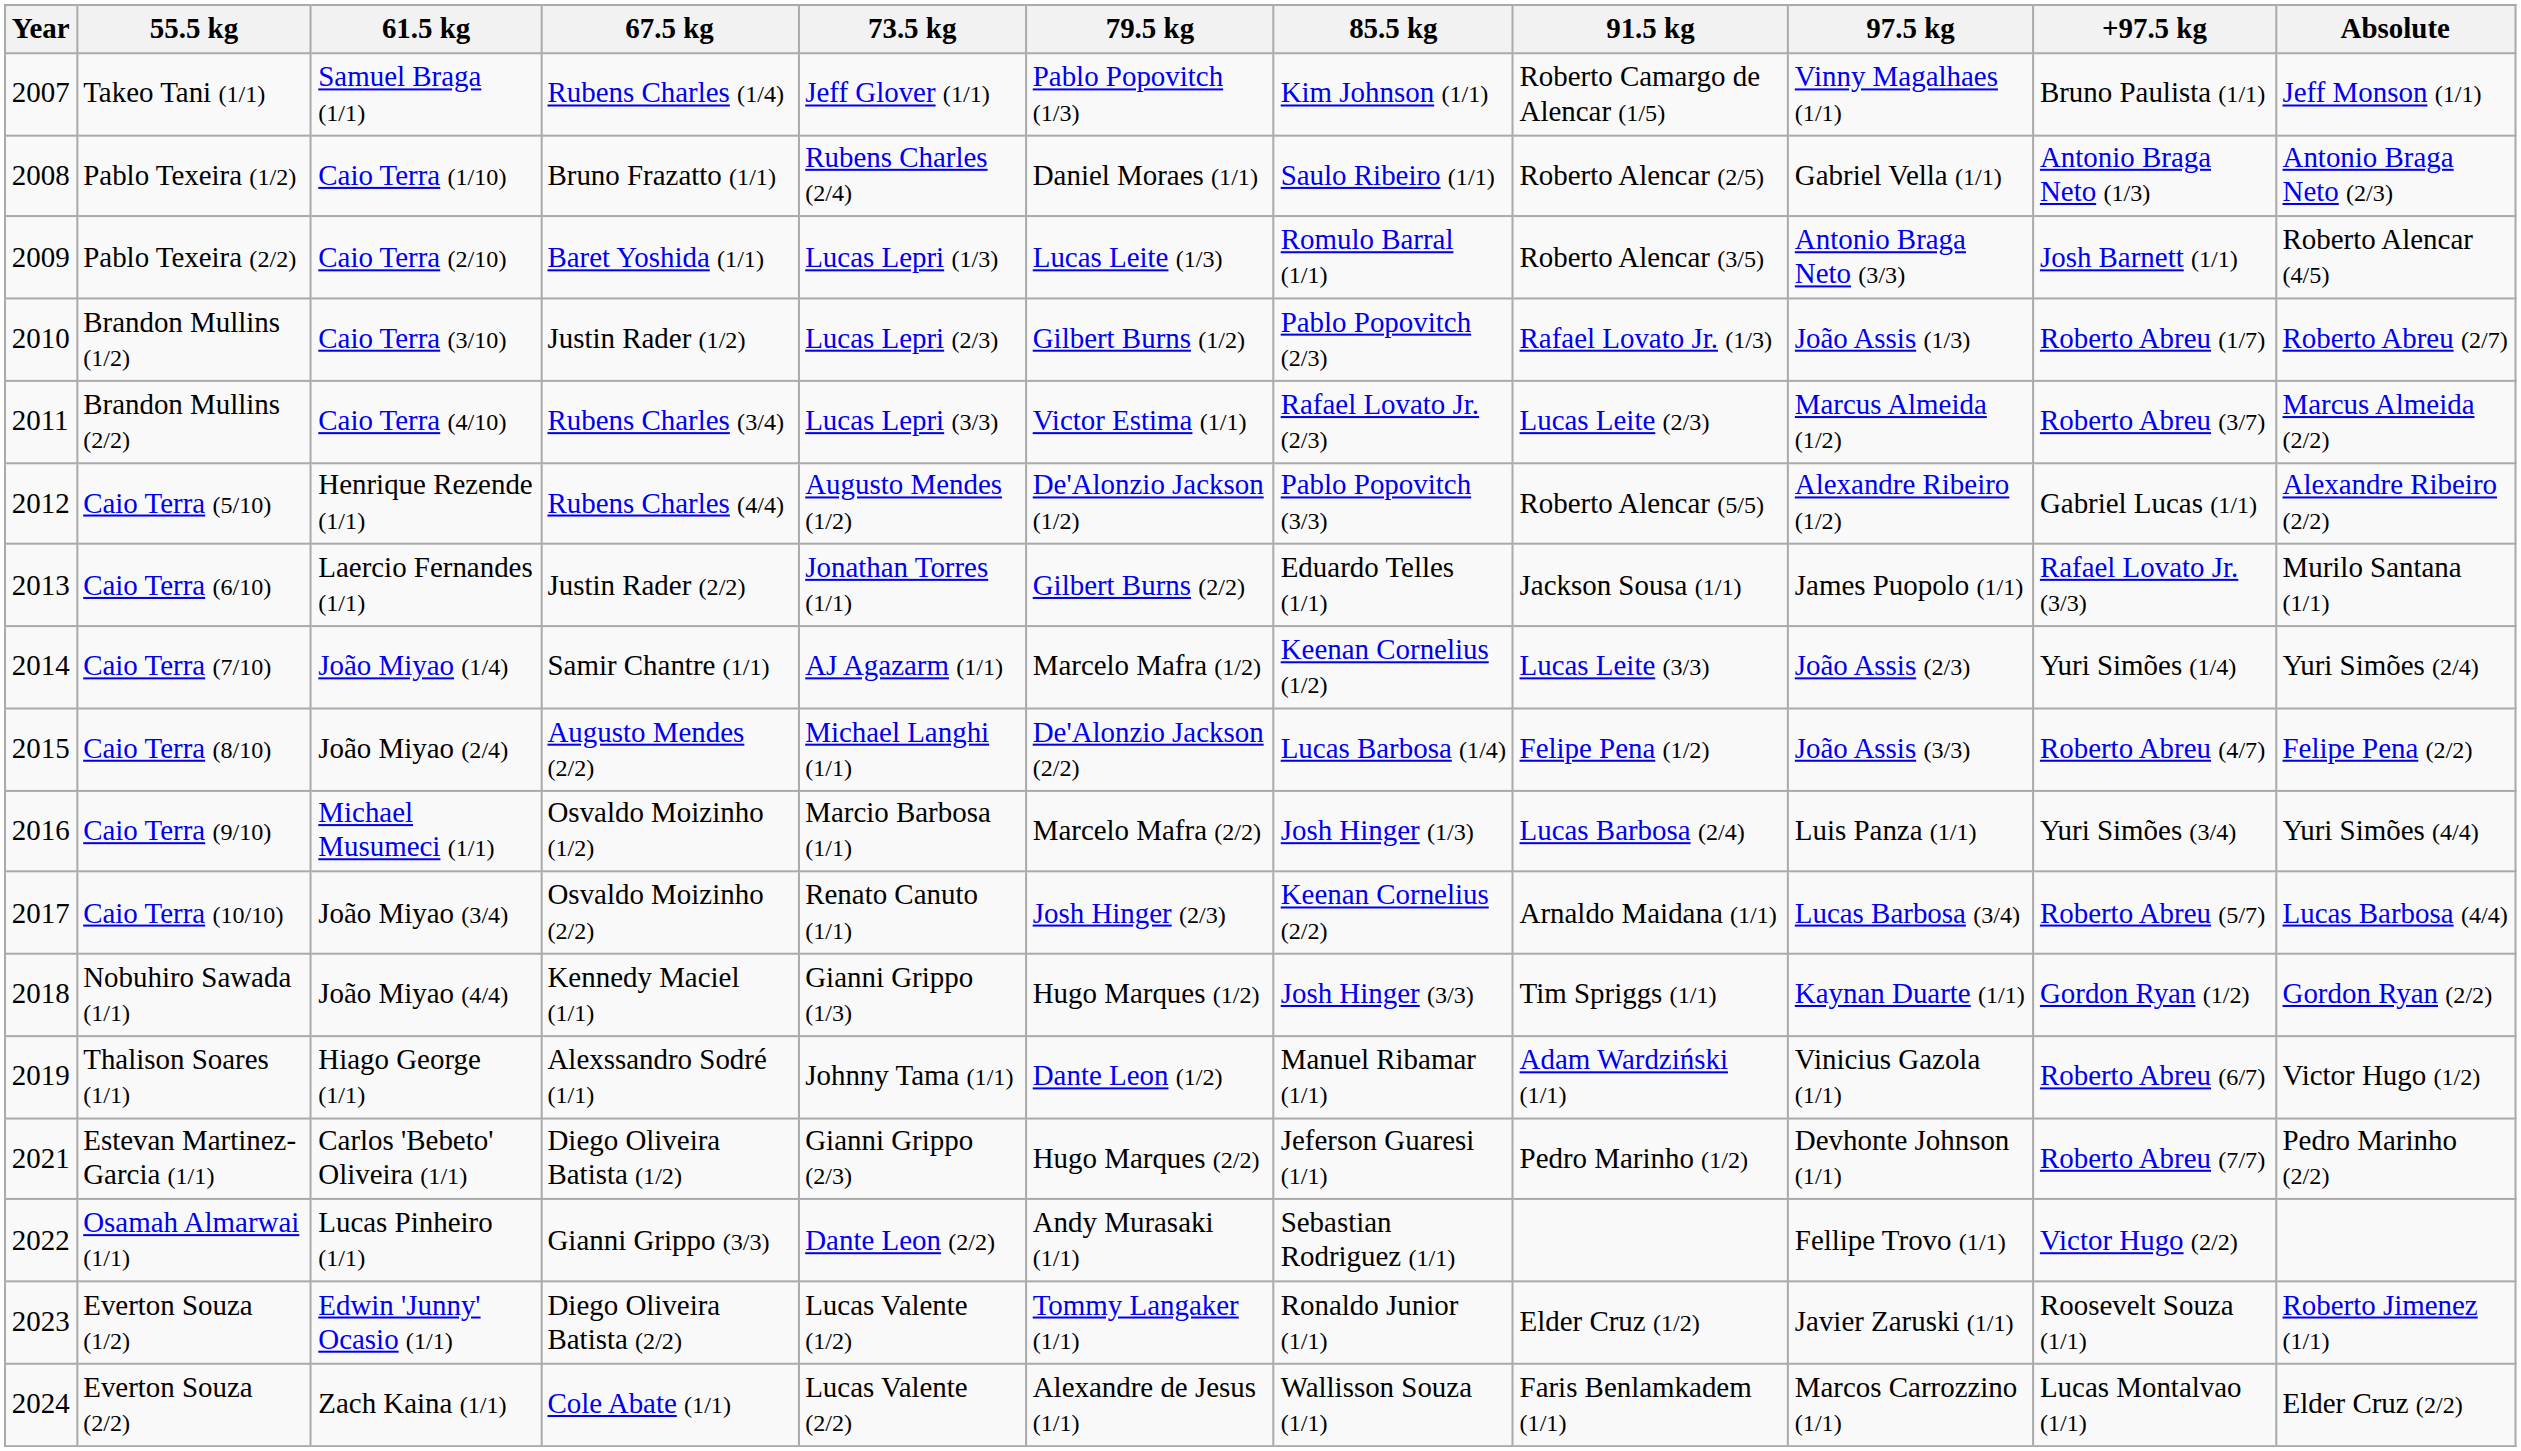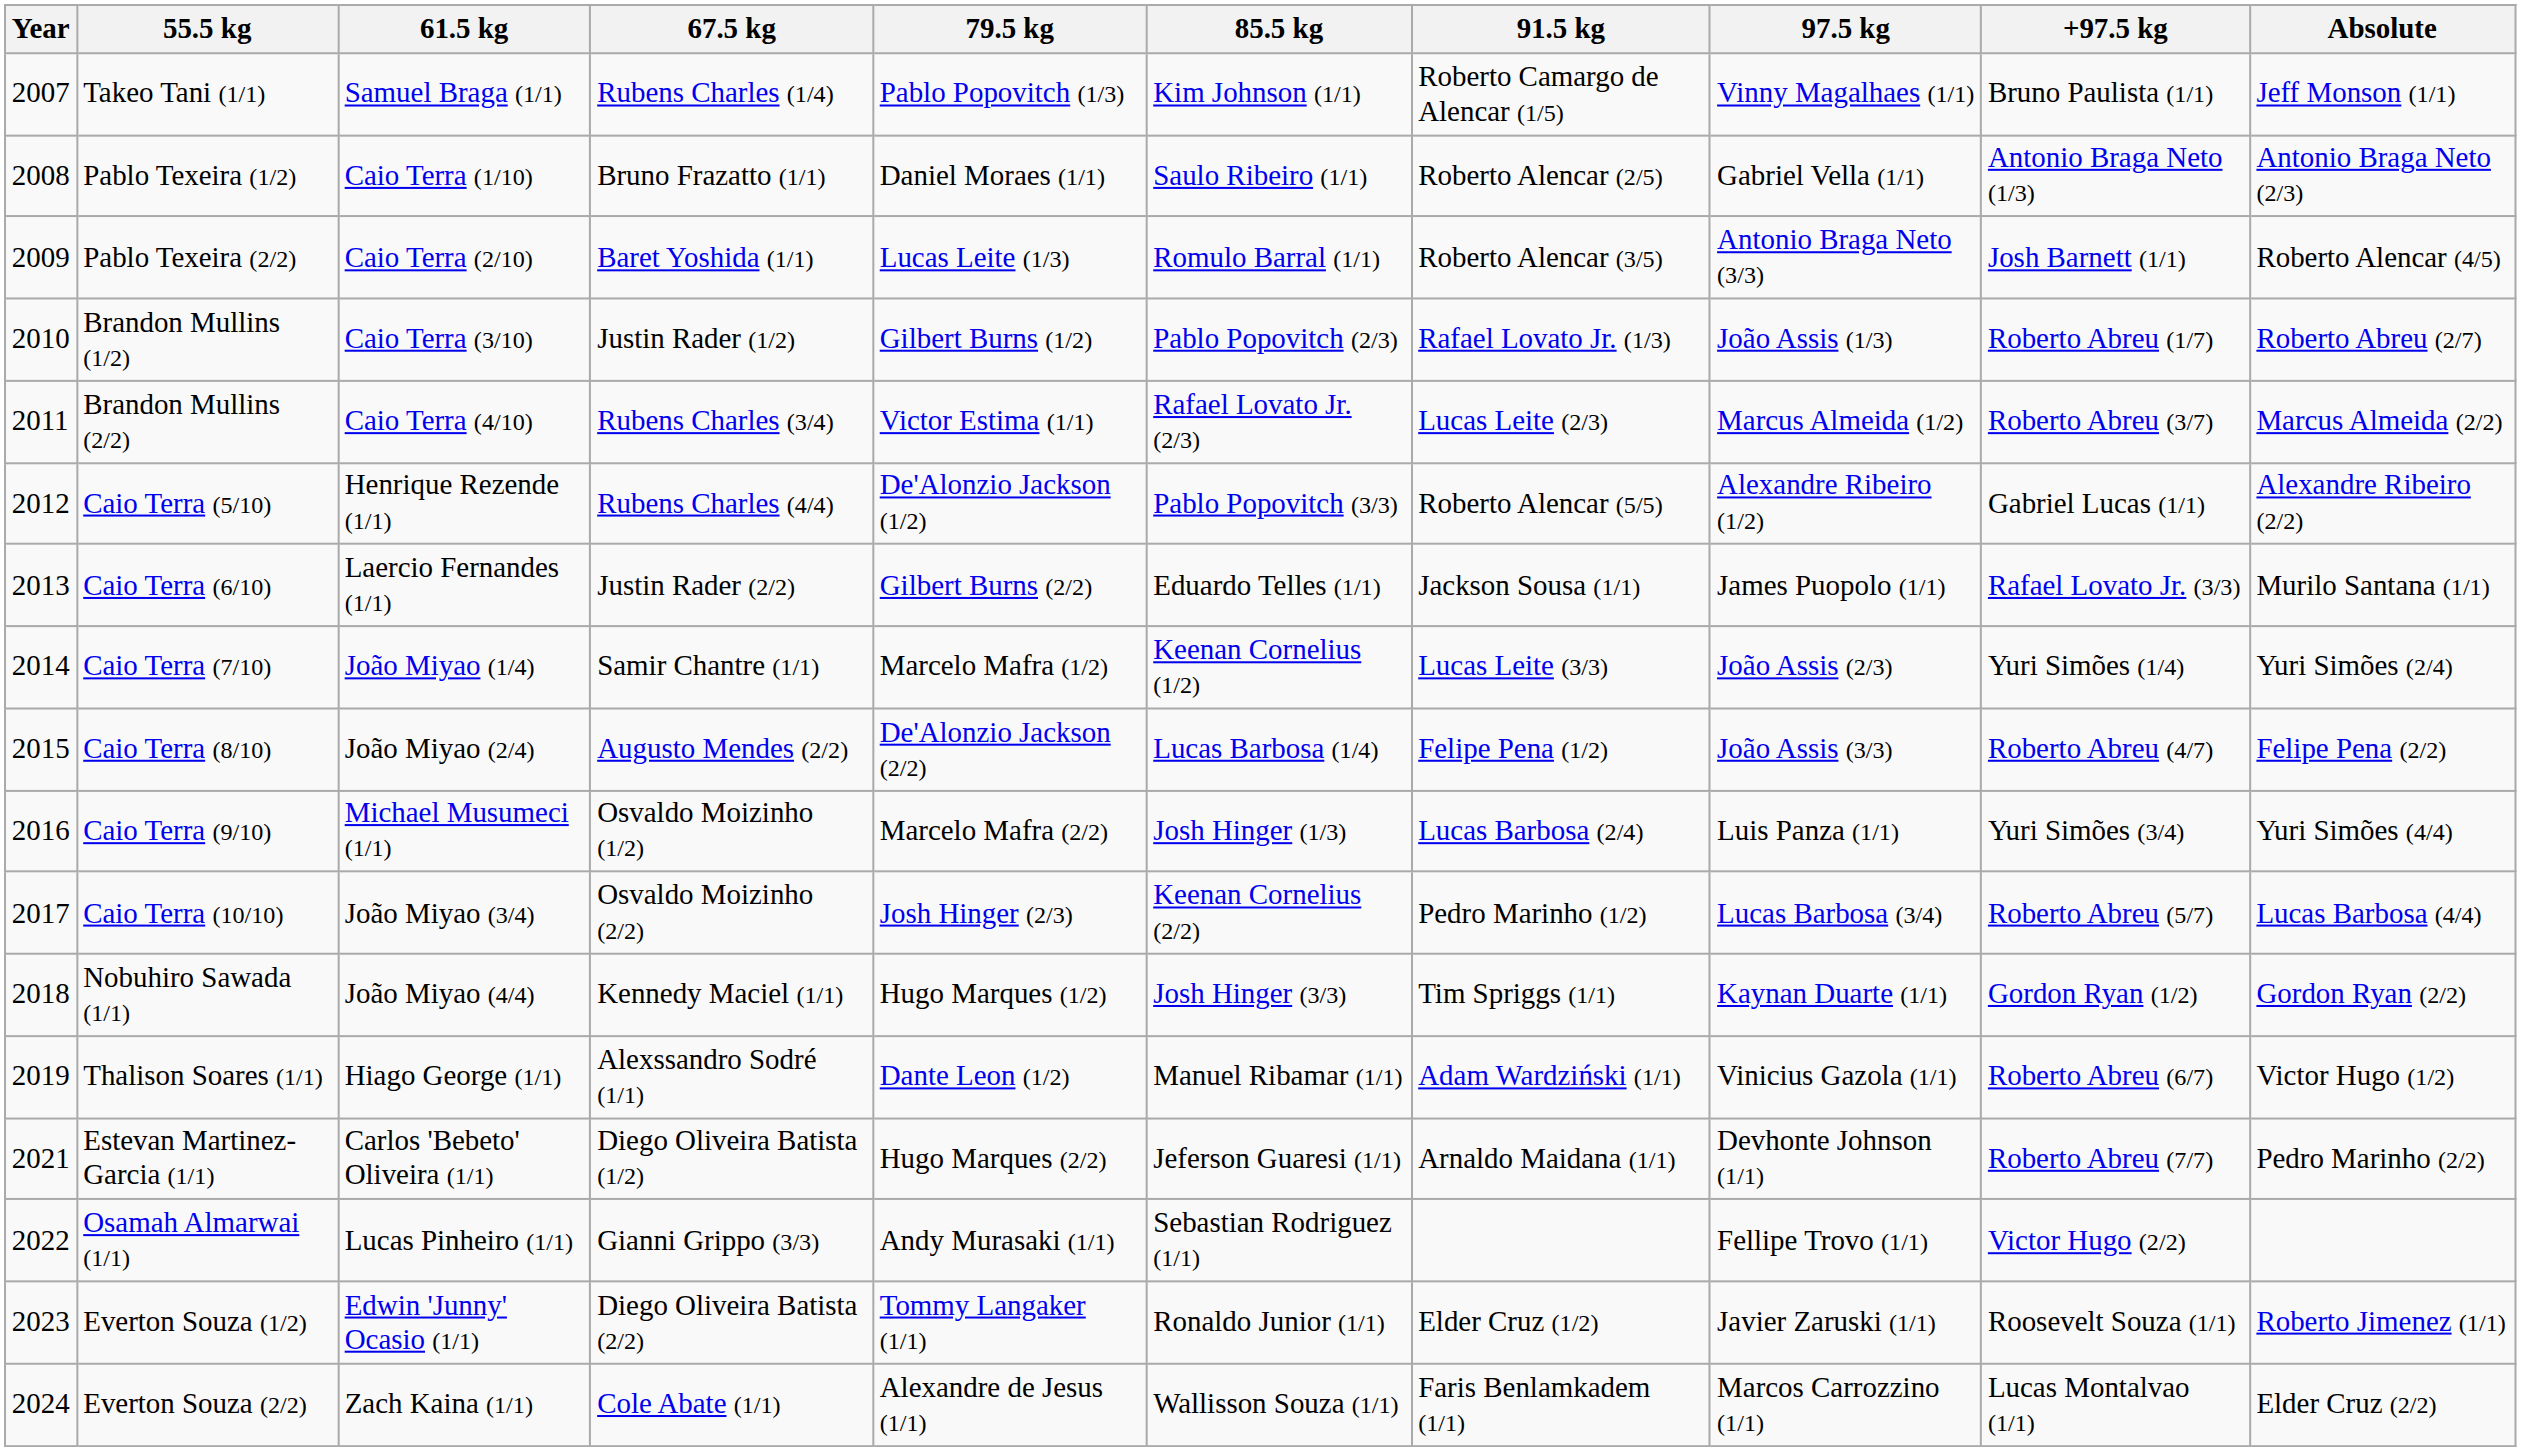- column: (912, 28)
(1648, 912) Arnaldo Maidana (1/1) -> (1532, 912) Pedro Marinho (1/2)
(1634, 1158) Pedro Marinho (1/2) -> (1547, 1158) Arnaldo Maidana (1/1)
